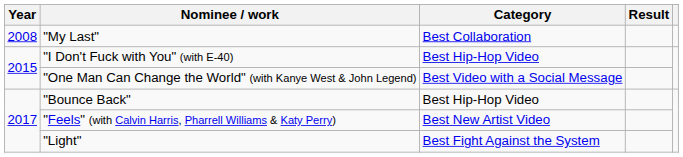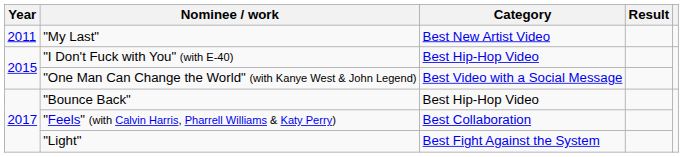(22, 36) 2008 -> (22, 36) 2011
(477, 36) Best Collaboration -> (486, 36) Best New Artist Video
(486, 120) Best New Artist Video -> (477, 120) Best Collaboration
